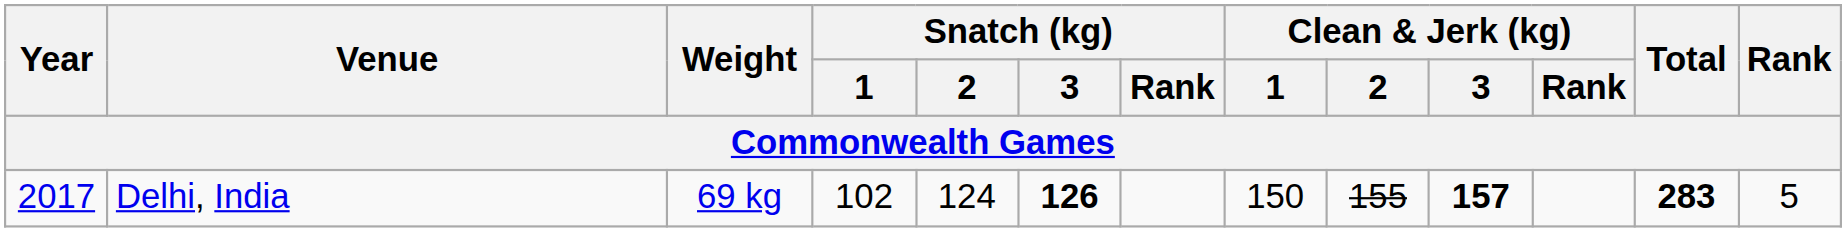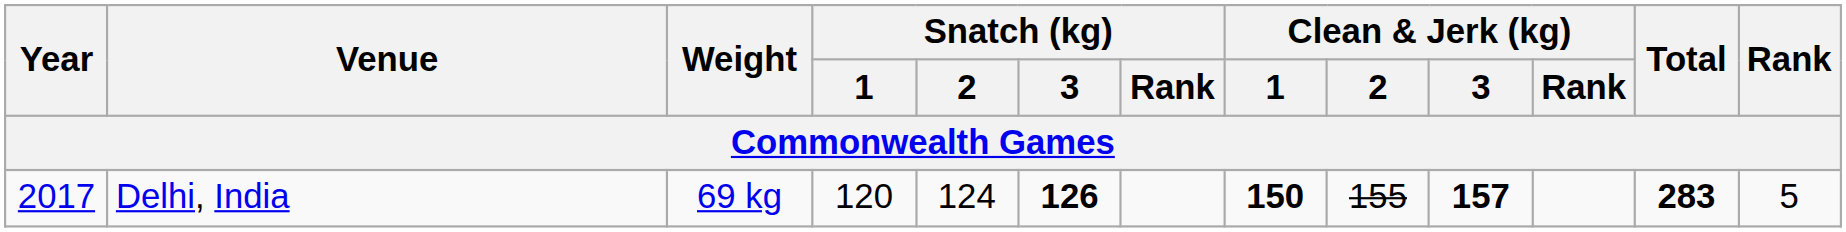(864, 197) 102 -> (864, 197) 120
(1275, 197) normal -> (1275, 197) bold
